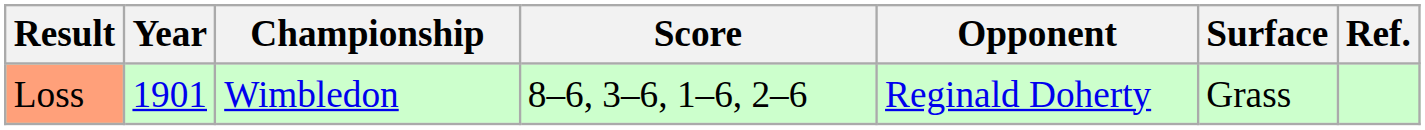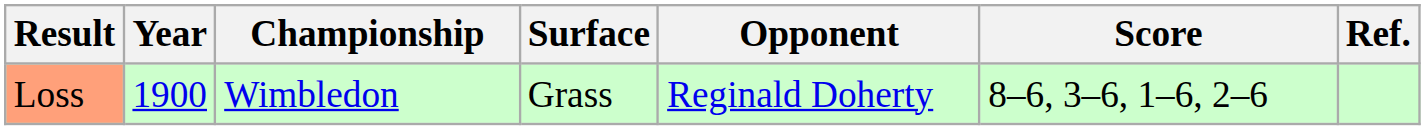columns swapped: (1267, 34) <-> (698, 34)
(170, 93) 1901 -> (170, 93) 1900
